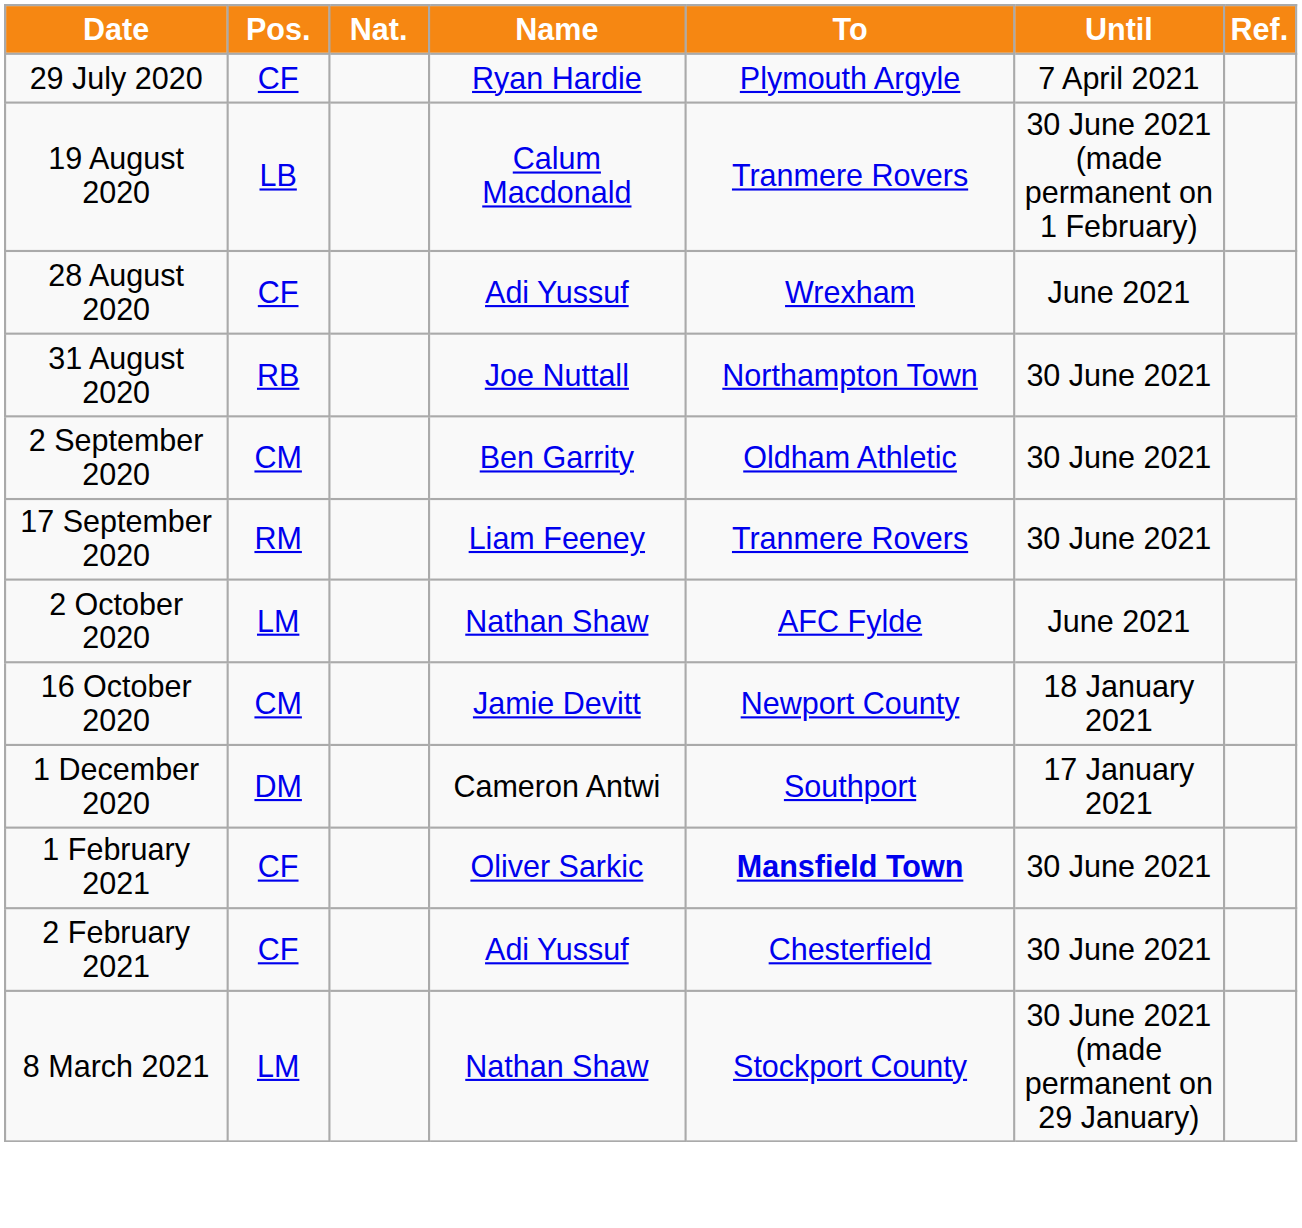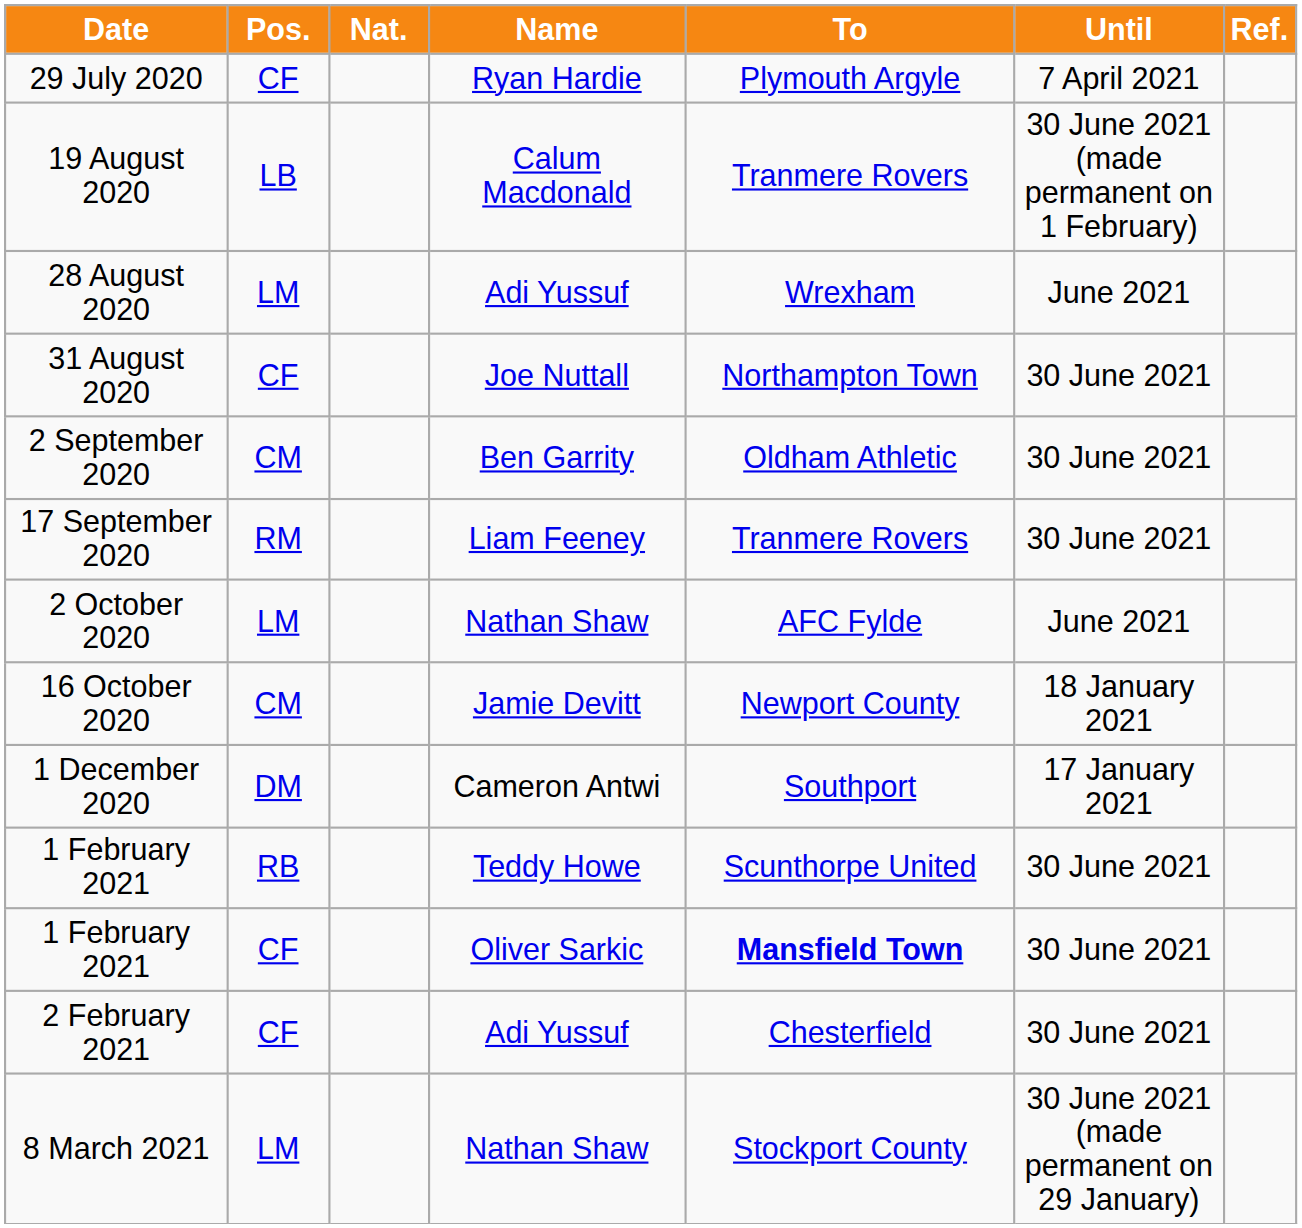(278, 293) CF -> (278, 293) LM
(278, 375) RB -> (278, 375) CF
+ row: (116, 868)
